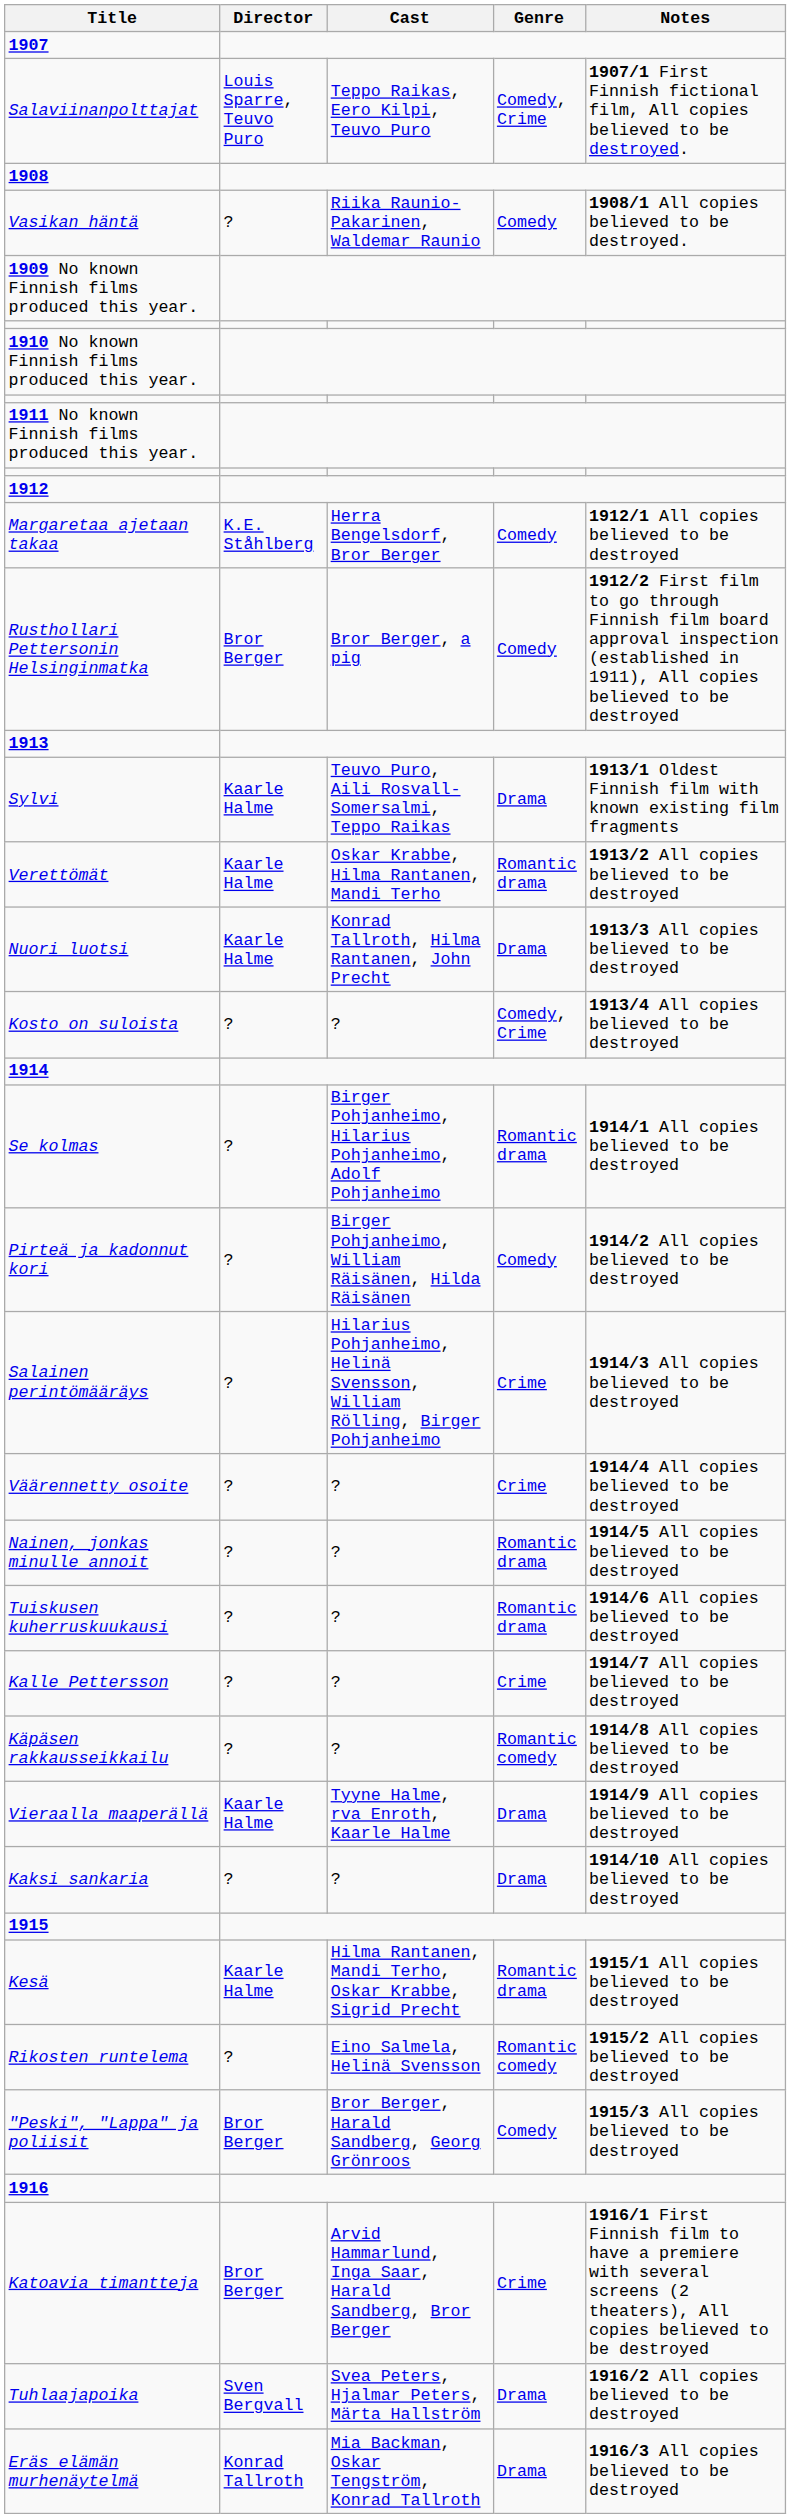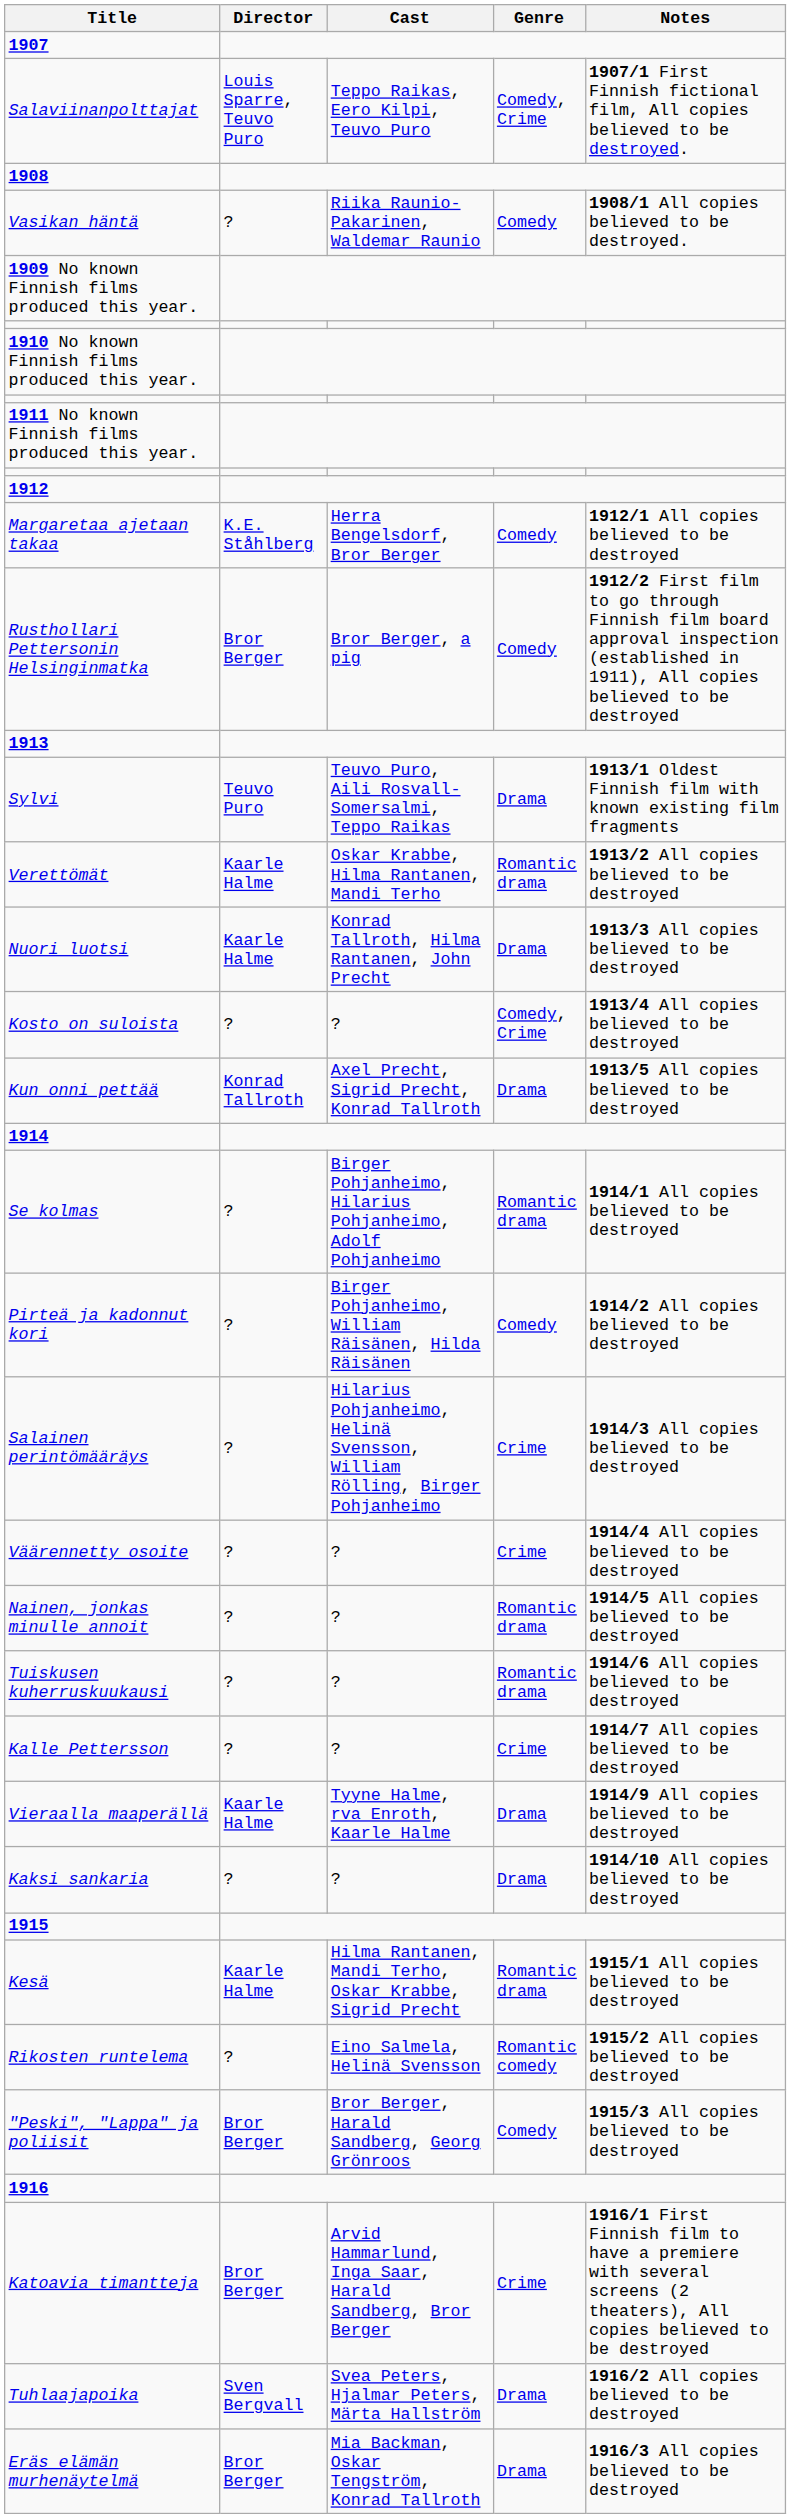(254, 799) Kaarle Halme -> (249, 799) Teuvo Puro
+ row: (83, 1090)
- row: (88, 1749)
(264, 2471) Konrad Tallroth -> (254, 2471) Bror Berger
